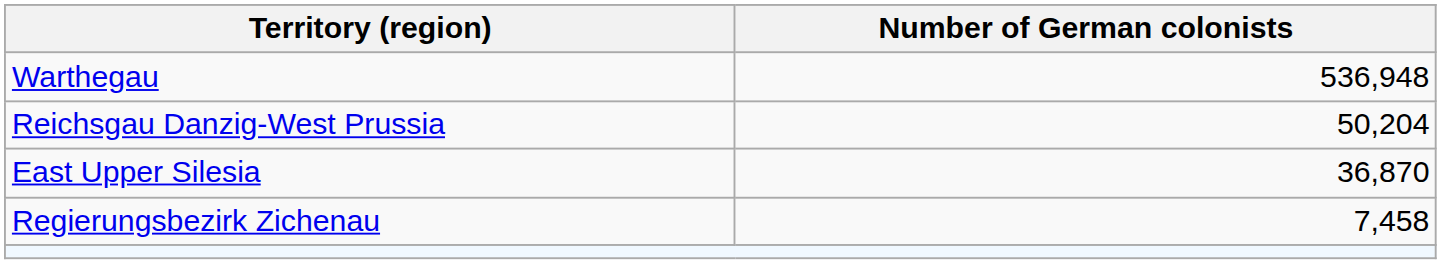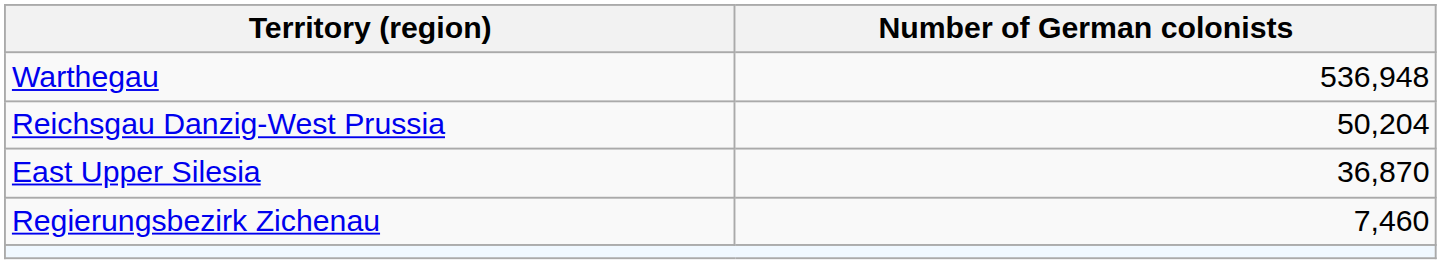(1392, 220) 7,458 -> (1392, 220) 7,460
